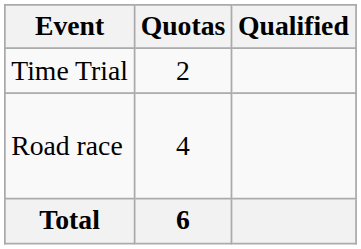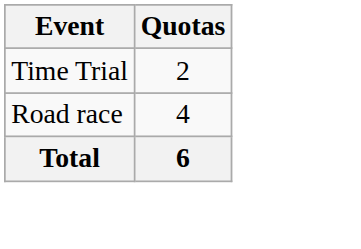- column: (293, 26)
